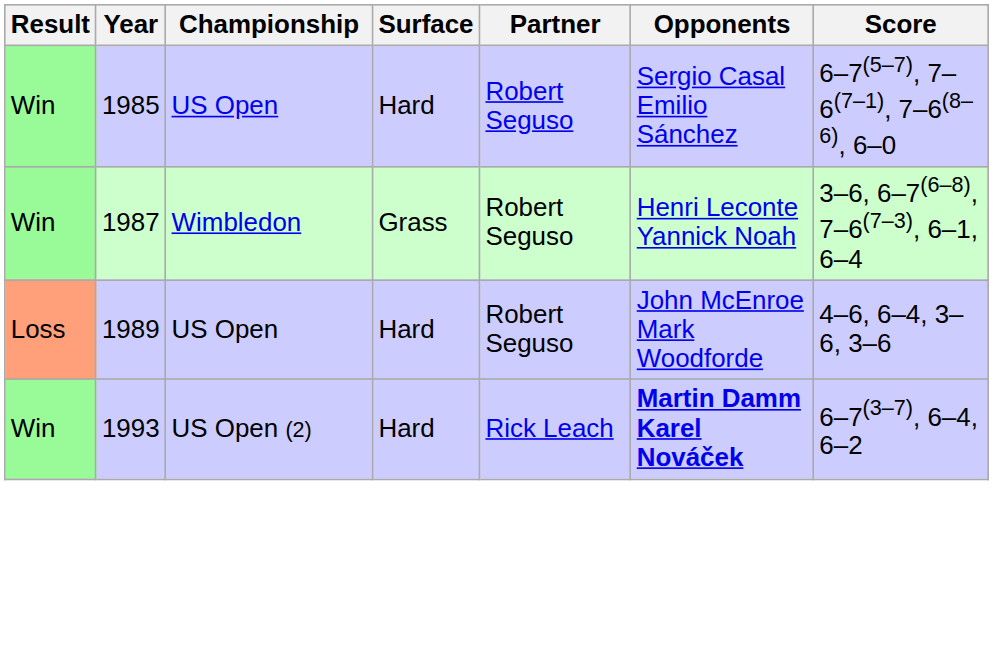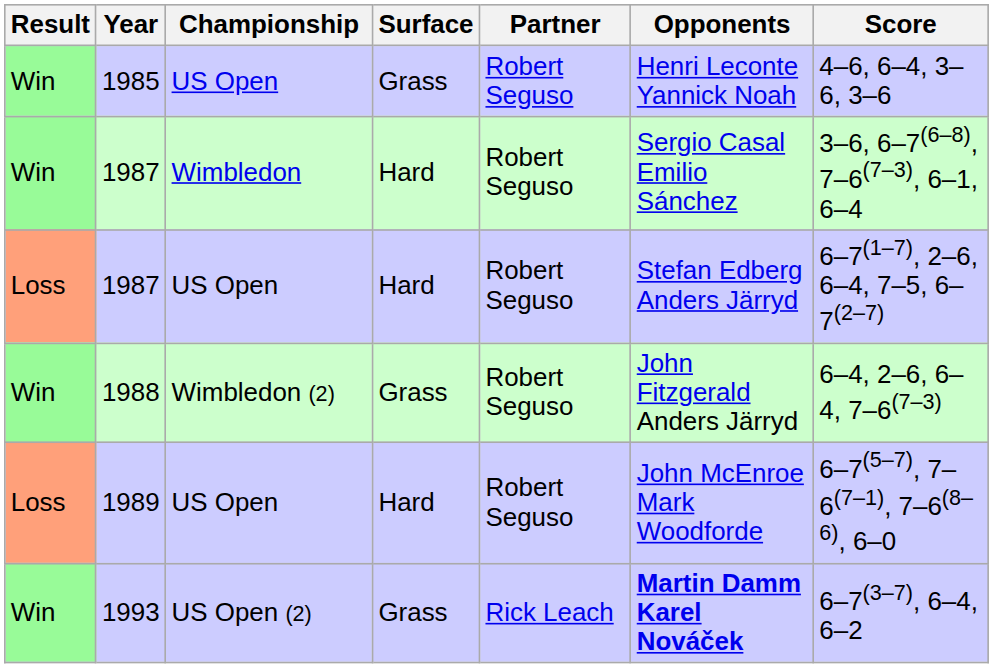(407, 105) Hard -> (413, 80) Grass
(711, 105) Sergio Casal Emilio Sánchez -> (717, 80) Henri Leconte Yannick Noah
(896, 105) 6–7(5–7), 7–6(7–1), 7–6(8–6), 6–0 -> (891, 80) 4–6, 6–4, 3–6, 3–6
(413, 222) Grass -> (407, 172) Hard
(717, 222) Henri Leconte Yannick Noah -> (711, 172) Sergio Casal Emilio Sánchez
+ row: (131, 286)
+ row: (131, 392)
(891, 329) 4–6, 6–4, 3–6, 3–6 -> (896, 502) 6–7(5–7), 7–6(7–1), 7–6(8–6), 6–0
(407, 428) Hard -> (413, 612) Grass
